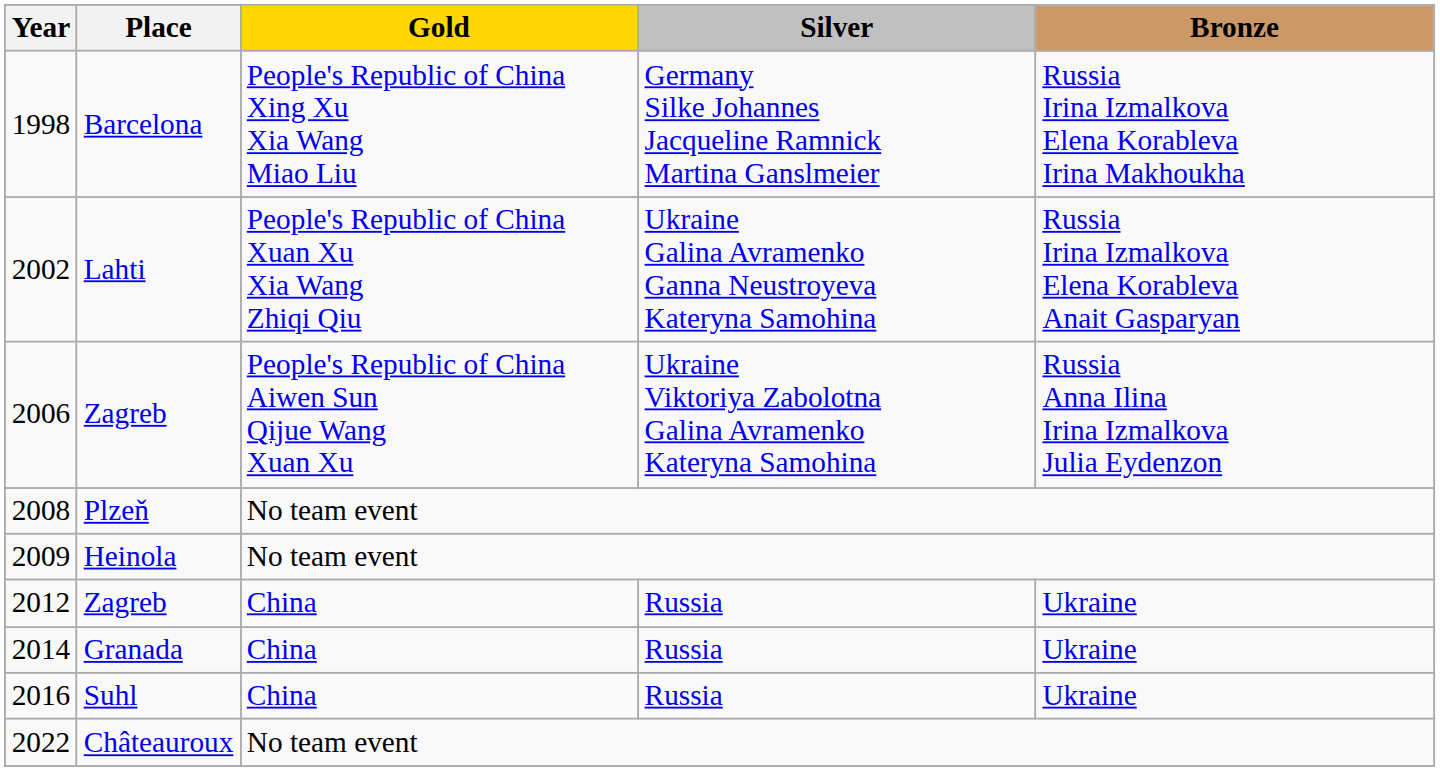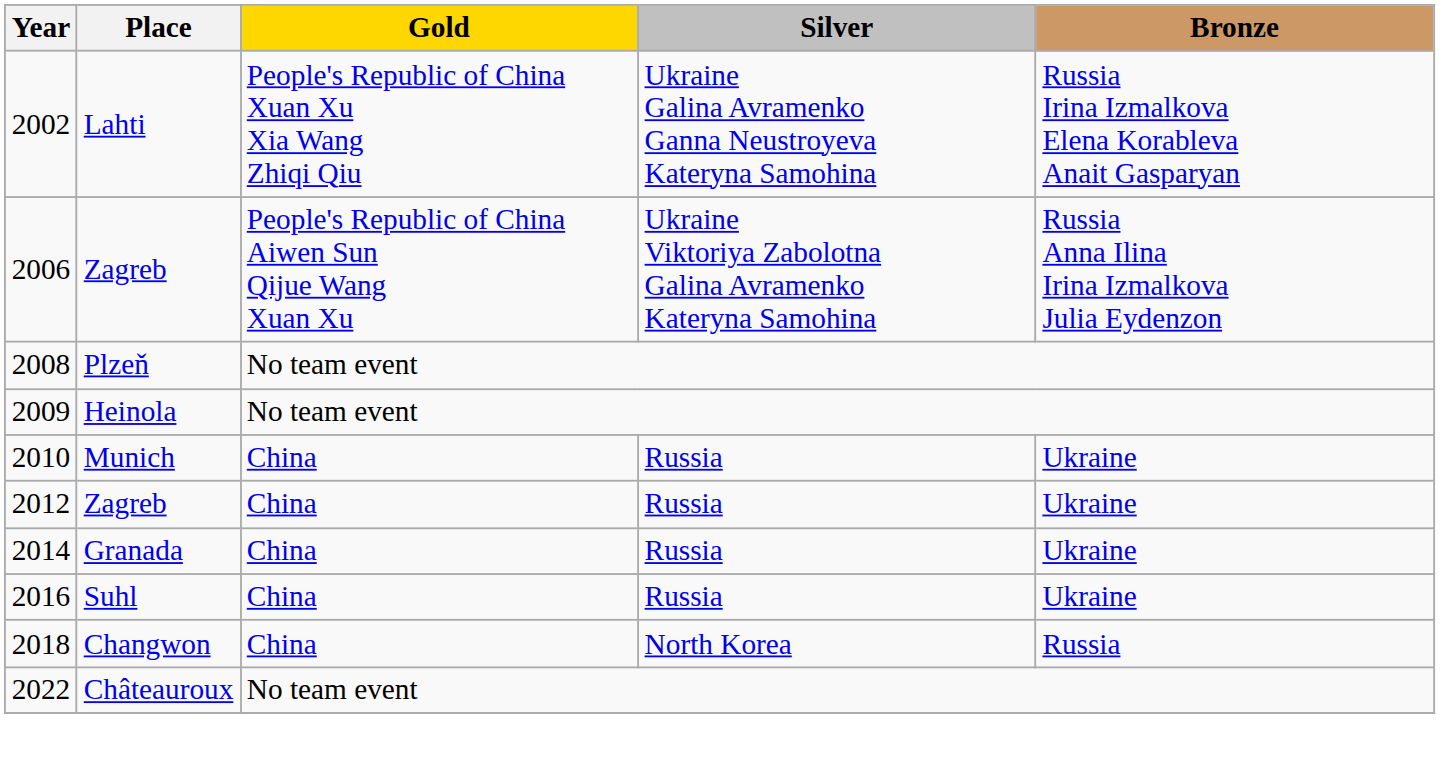- row: (41, 123)
+ row: (41, 457)
+ row: (41, 643)
